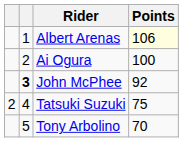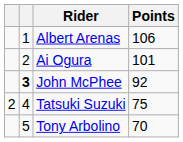(144, 38) lightyellow background -> (144, 38) no background
(144, 60) 100 -> (144, 60) 101
